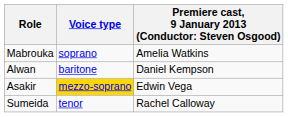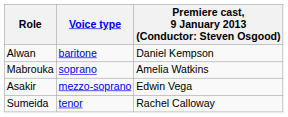rows swapped: (30, 53) <-> (21, 70)
(95, 86) gold background -> (95, 86) no background
